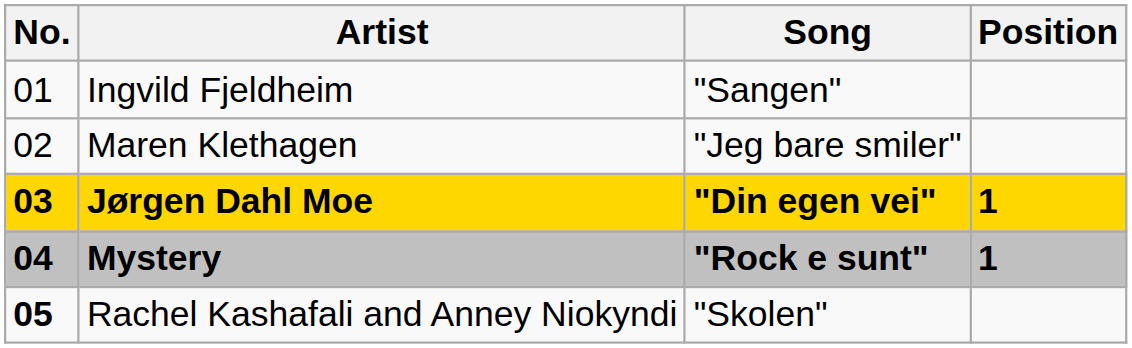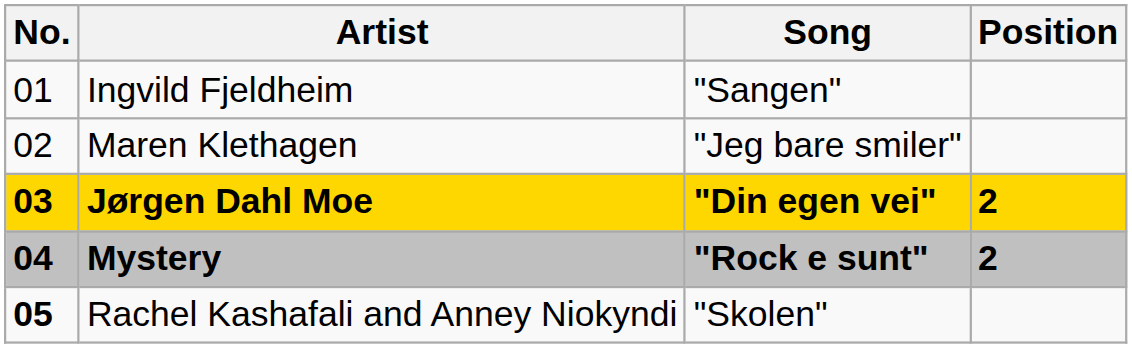(988, 201) 1 -> (988, 201) 2
(988, 257) 1 -> (988, 257) 2
